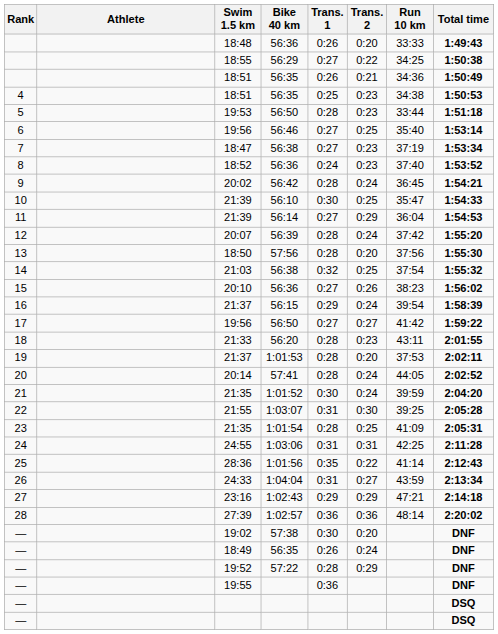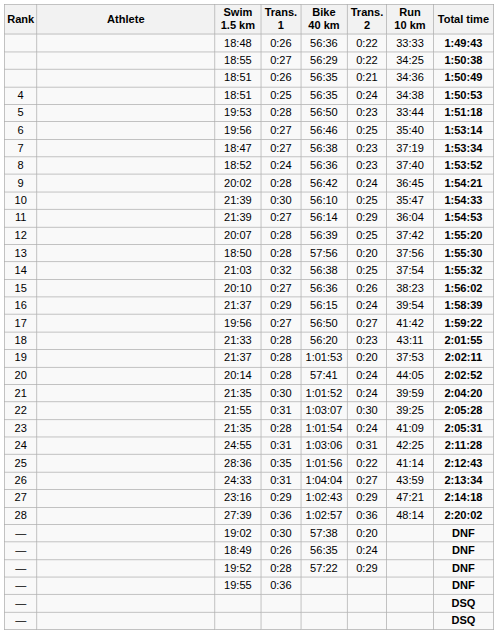columns swapped: (327, 19) <-> (284, 19)
(367, 43) 0:20 -> (367, 43) 0:22
(367, 95) 0:23 -> (367, 95) 0:24
(367, 235) 0:24 -> (367, 235) 0:25
(367, 428) 0:25 -> (367, 428) 0:24
